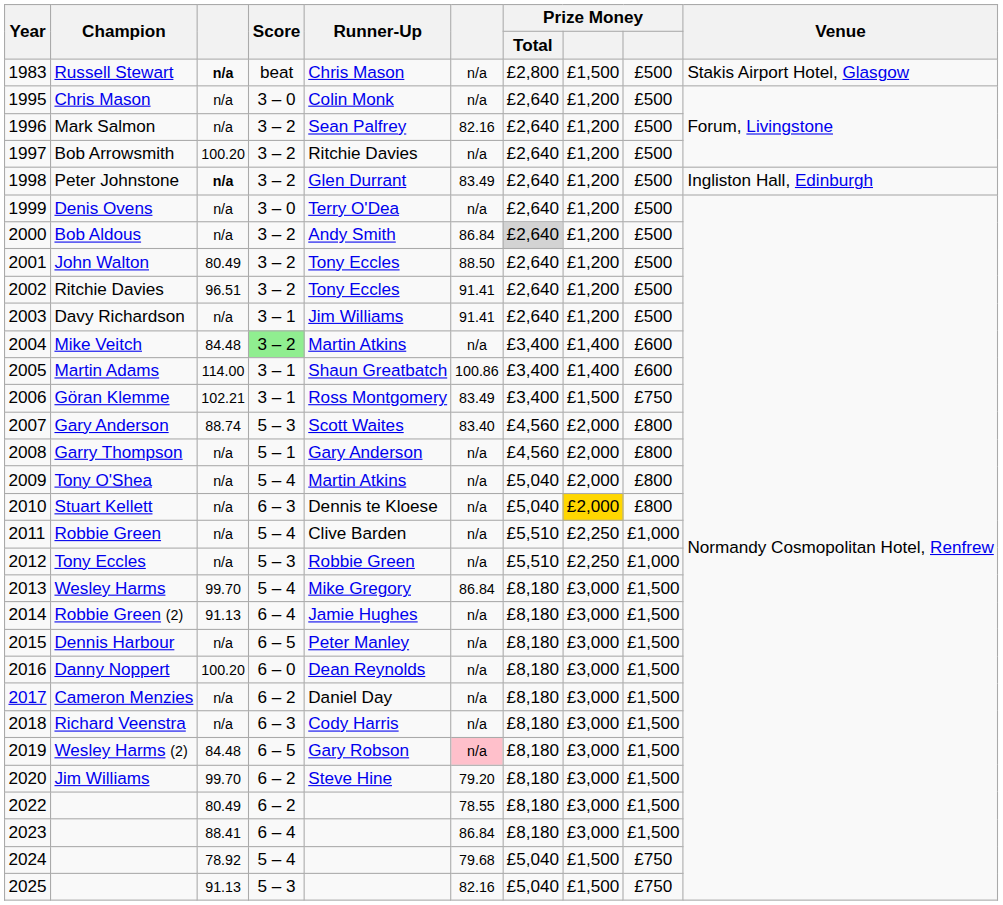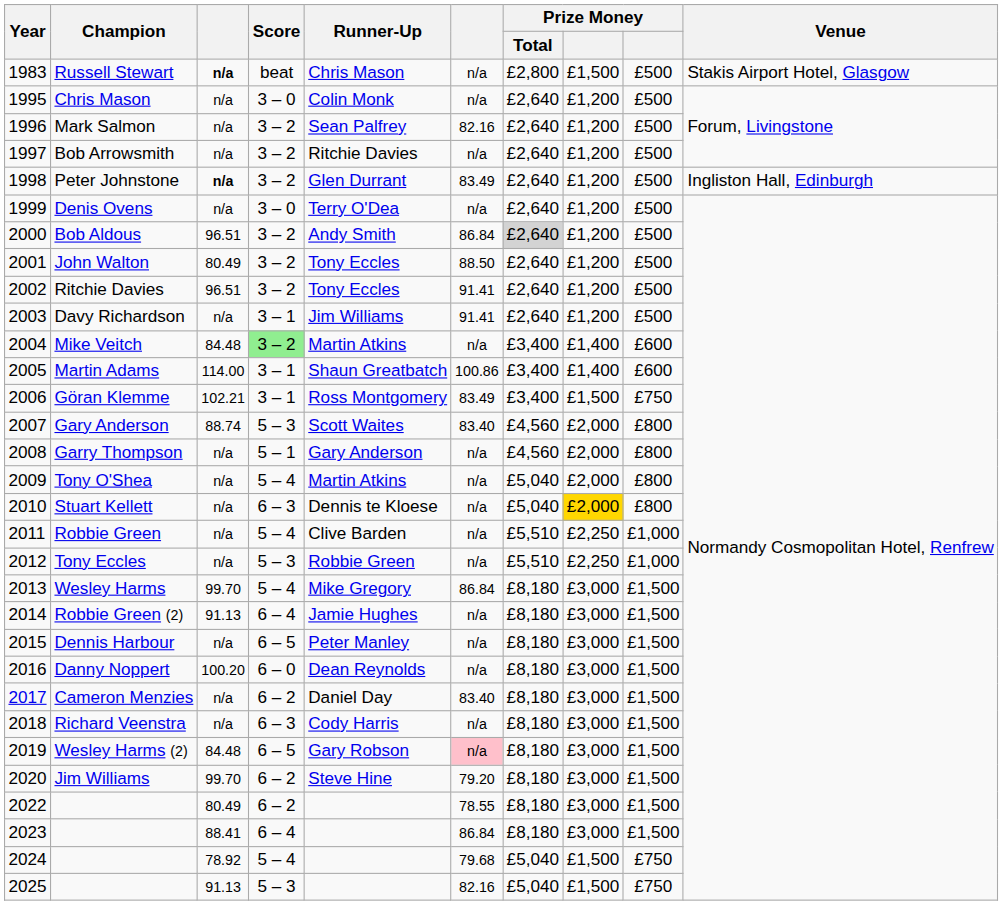(223, 154) 100.20 -> (223, 154) n/a
(223, 236) n/a -> (223, 236) 96.51
(477, 697) n/a -> (477, 697) 83.40
